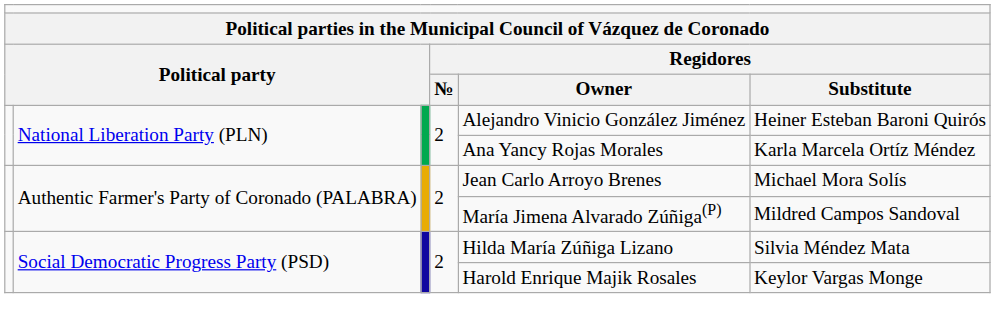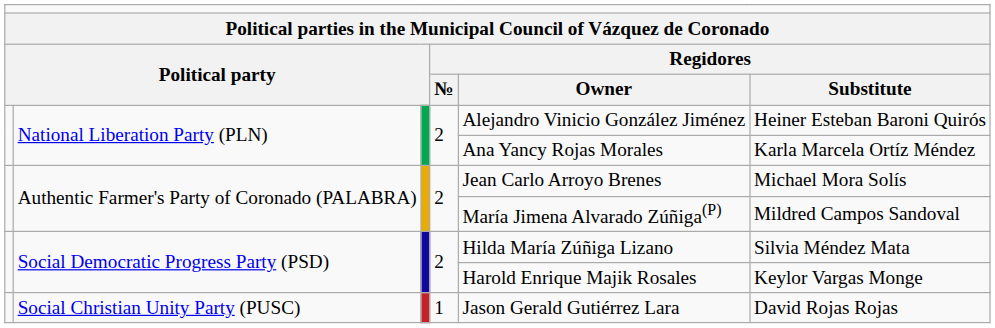+ row: (159, 307)
